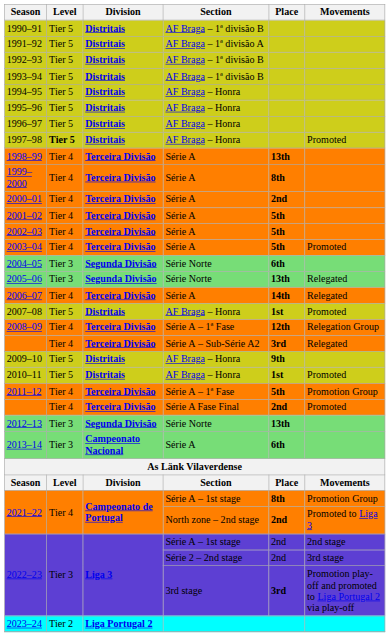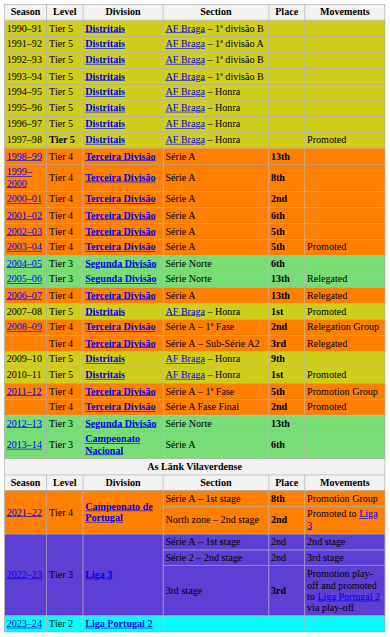(278, 215) 5th -> (278, 215) 6th
(280, 295) 14th -> (280, 295) 13th
(280, 327) 12th -> (279, 327) 2nd
